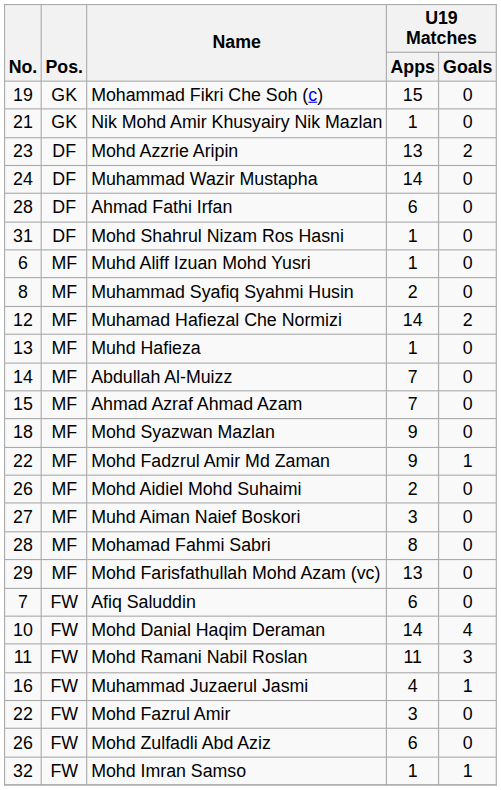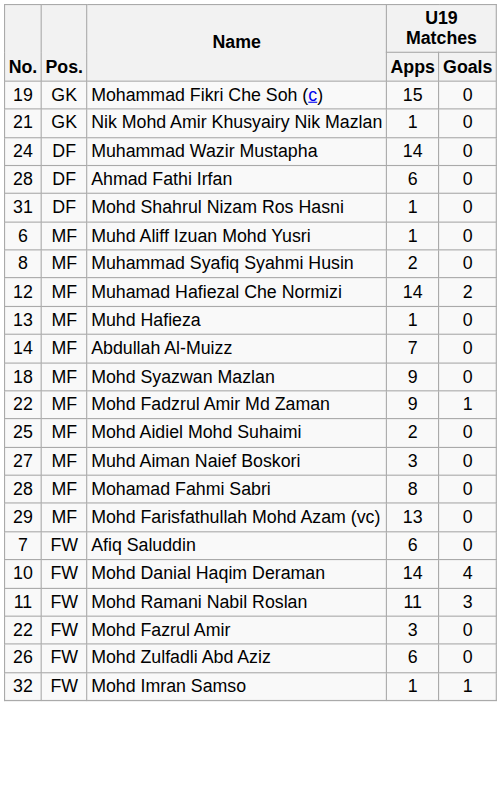- row: (165, 151)
- row: (197, 404)
(23, 489) 26 -> (23, 432) 25
- row: (200, 686)
